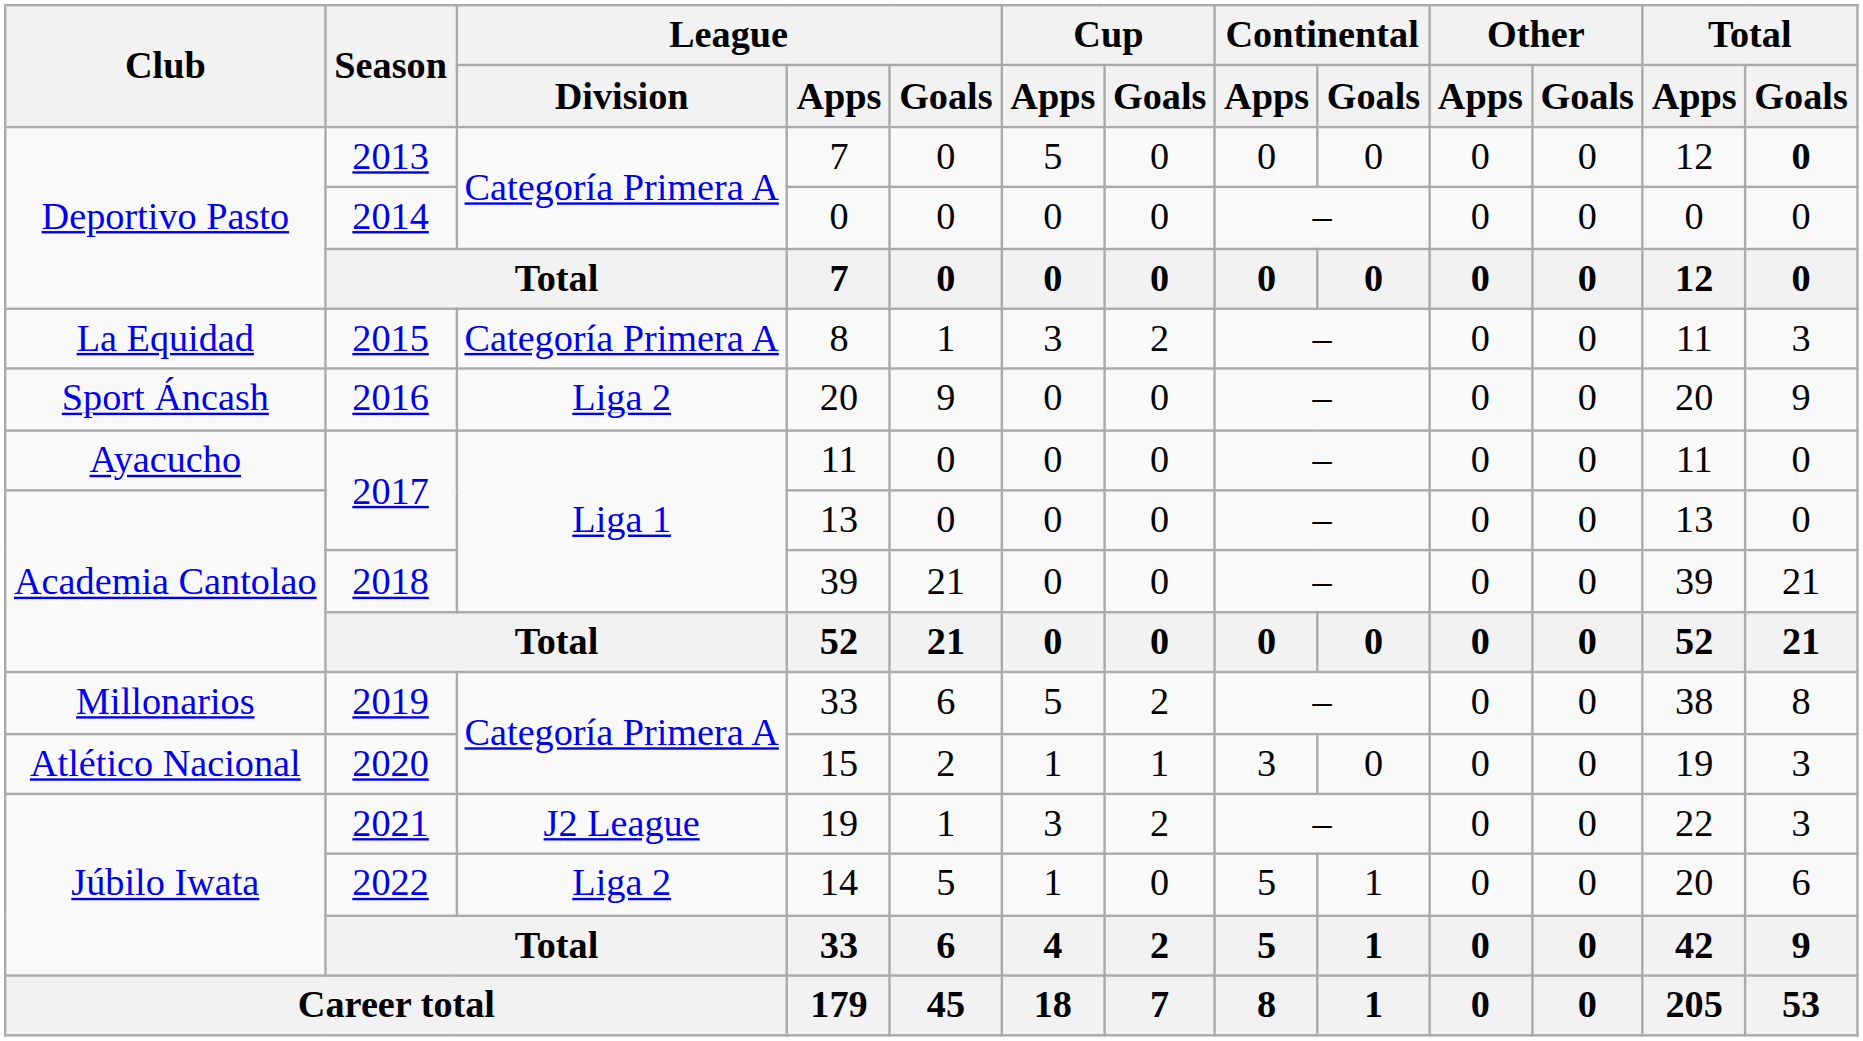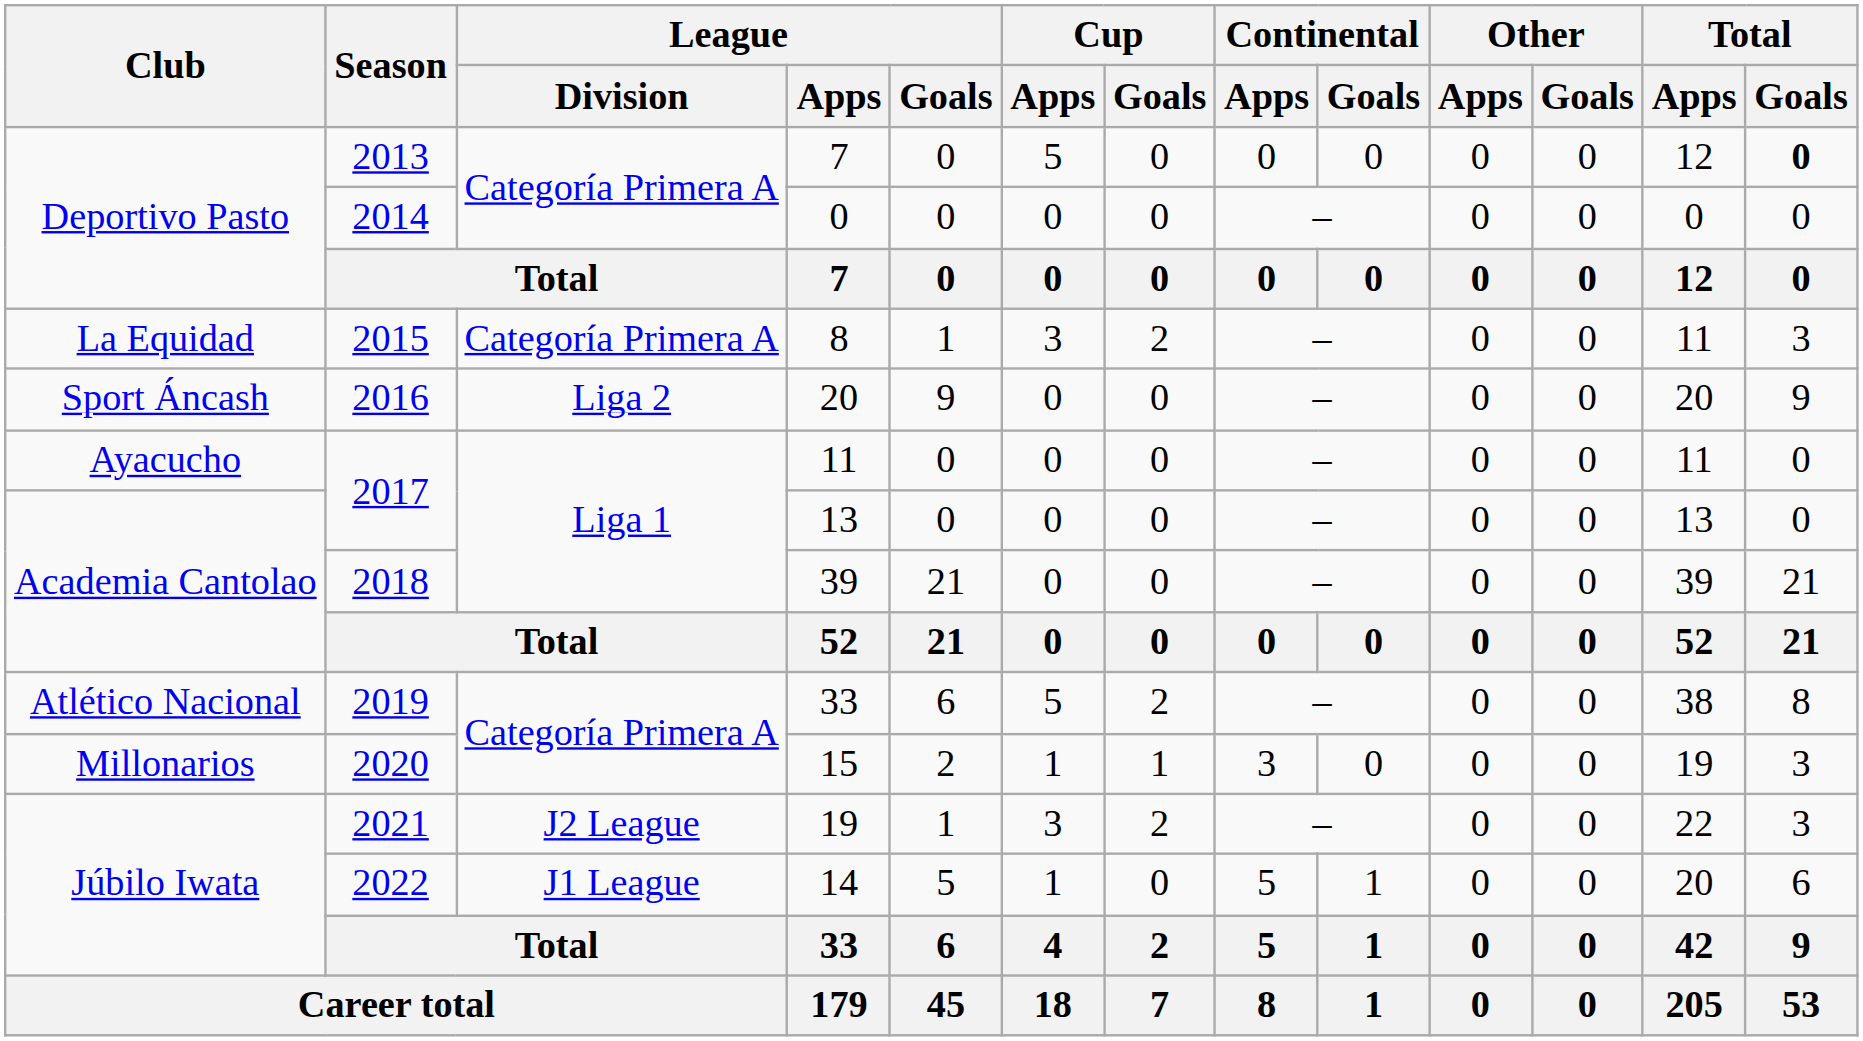(165, 701) Millonarios -> (165, 701) Atlético Nacional
(165, 762) Atlético Nacional -> (165, 762) Millonarios
(622, 883) Liga 2 -> (622, 883) J1 League
